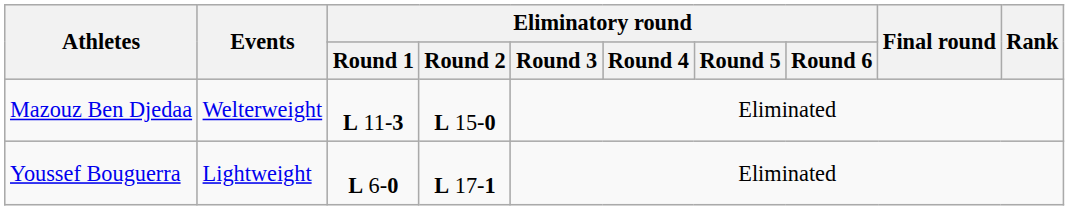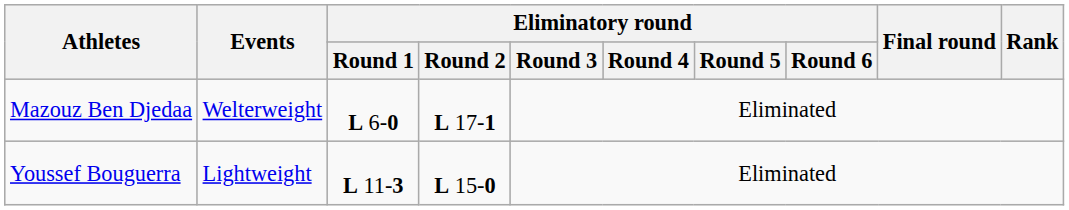(373, 123) L 11-3 -> (373, 123) L 6-0
(465, 123) L 15-0 -> (465, 123) L 17-1
(373, 186) L 6-0 -> (373, 186) L 11-3
(465, 186) L 17-1 -> (465, 186) L 15-0
